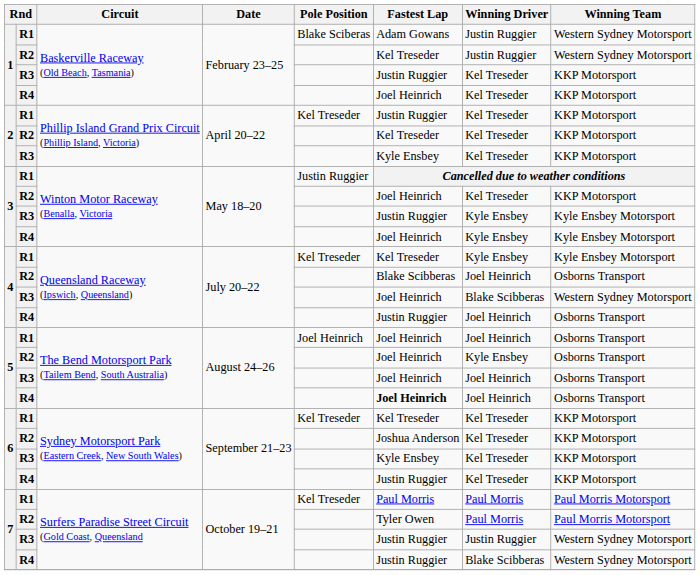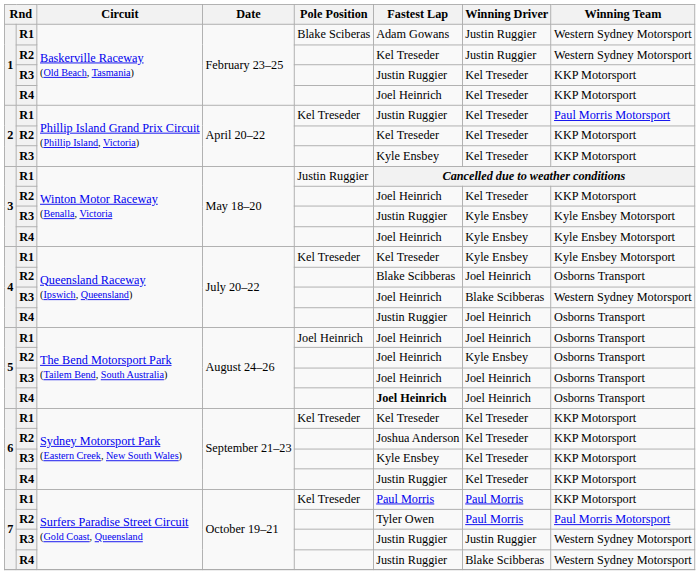(595, 115) KKP Motorsport -> (612, 115) Paul Morris Motorsport
(612, 498) Paul Morris Motorsport -> (595, 498) KKP Motorsport
